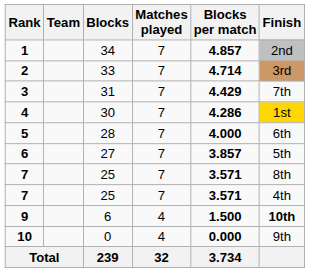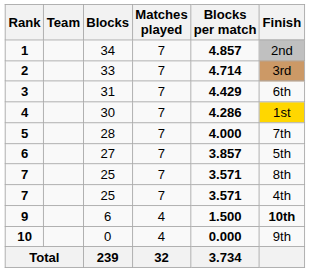(282, 92) 7th -> (282, 92) 6th
(282, 133) 6th -> (282, 133) 7th
